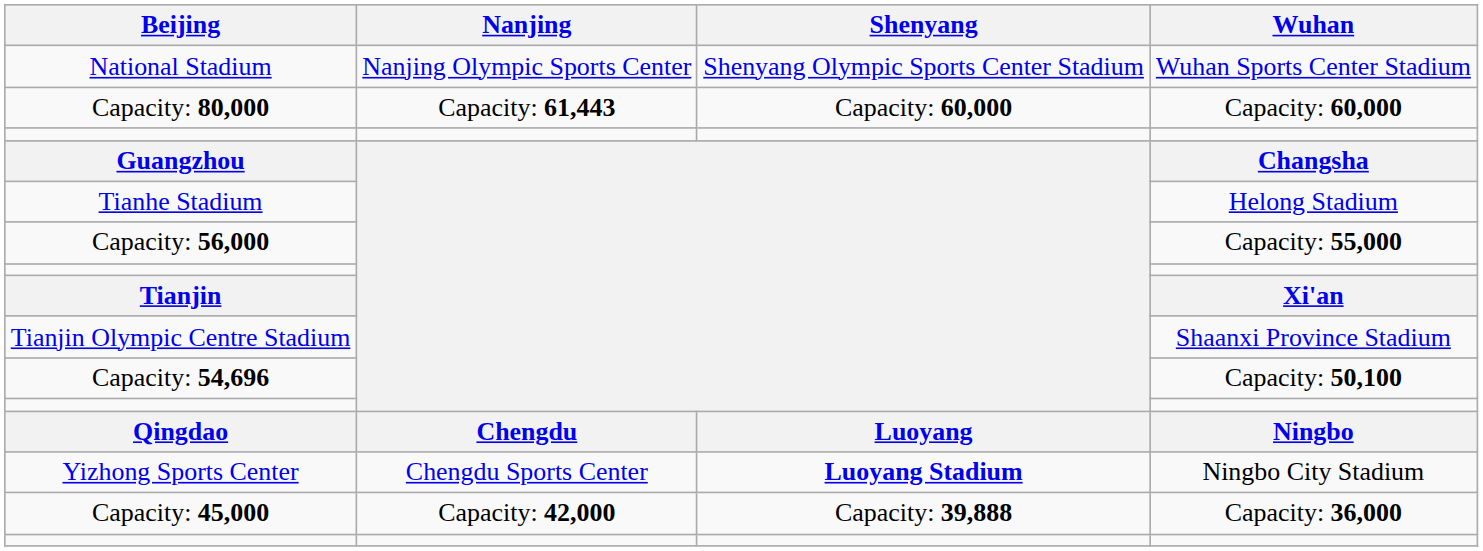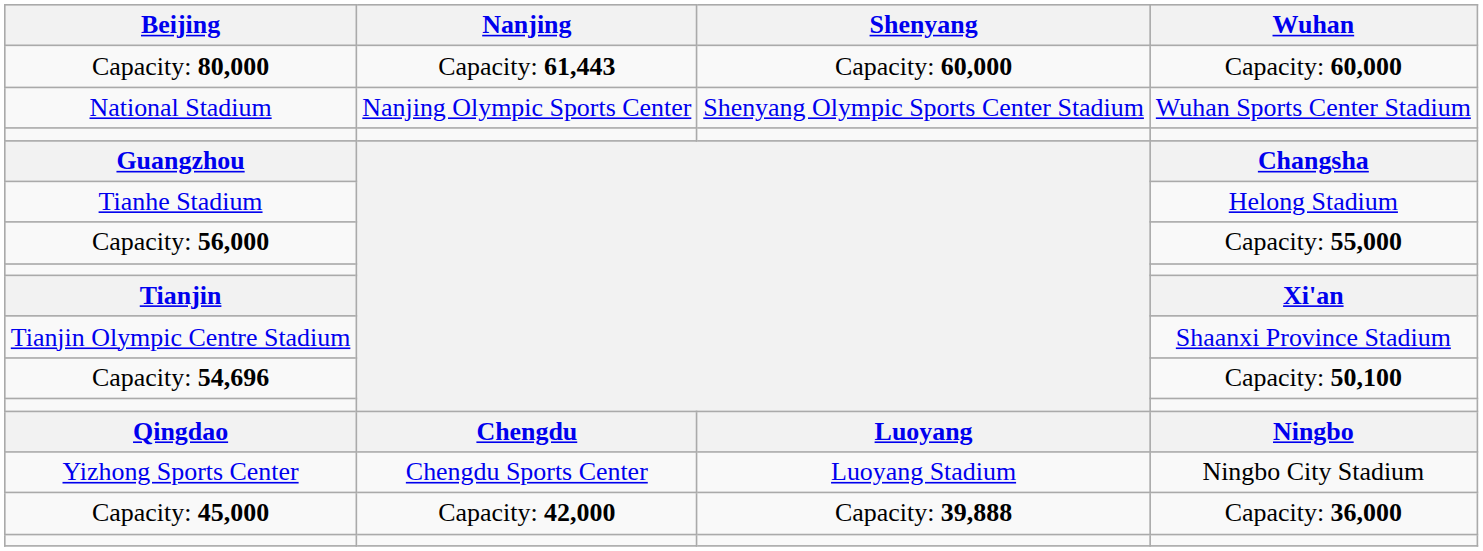rows swapped: (181, 66) <-> (181, 107)
(924, 471) bold -> (924, 471) normal
